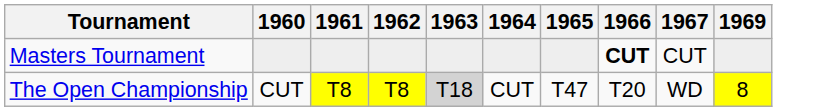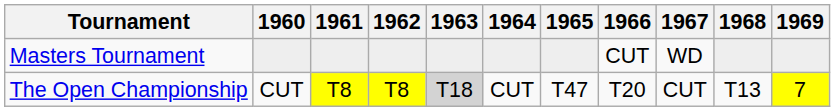+ column: (742, 22)
(627, 56) bold -> (627, 56) normal
(685, 56) CUT -> (685, 56) WD
(685, 90) WD -> (685, 90) CUT
(742, 90) 8 -> (800, 90) 7
